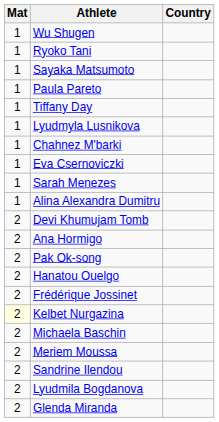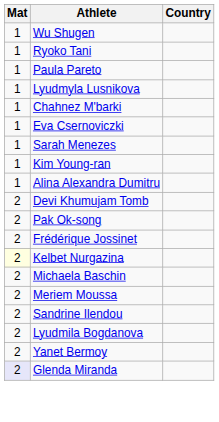- row: (84, 70)
- row: (63, 107)
+ row: (72, 164)
- row: (68, 239)
- row: (76, 276)
+ row: (70, 351)
(17, 408) no background -> (17, 370) lavender background
